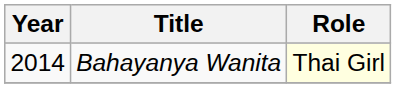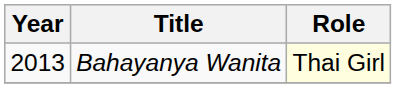(38, 62) 2014 -> (38, 62) 2013
